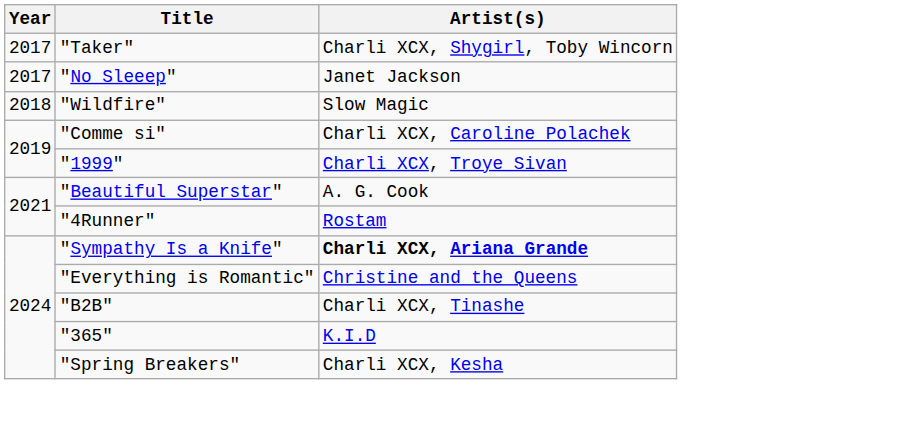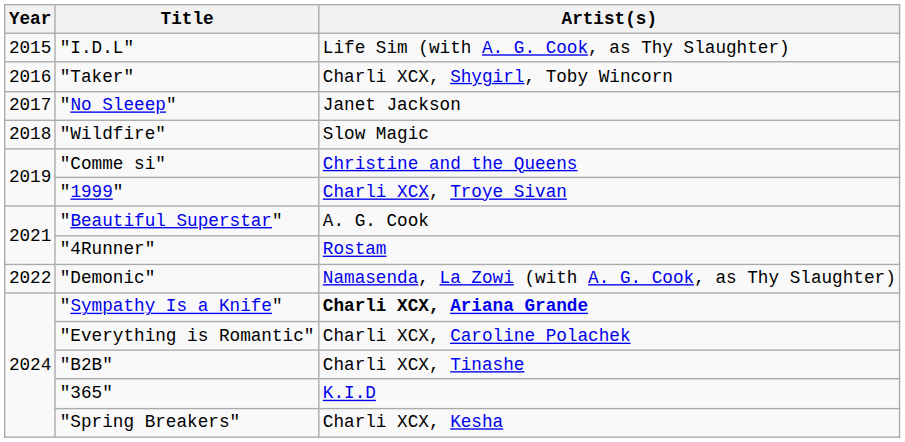+ row: (97, 48)
(30, 48) 2017 -> (30, 77) 2016
(477, 134) Charli XCX, Caroline Polachek -> (450, 163) Christine and the Queens
+ row: (108, 278)
(450, 278) Christine and the Queens -> (477, 336) Charli XCX, Caroline Polachek
